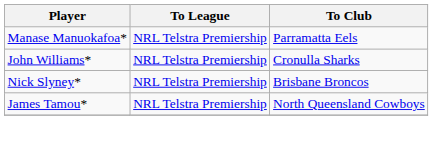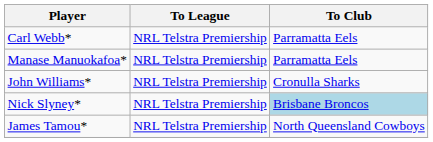+ row: (39, 38)
(321, 82) no background -> (321, 104) lightblue background
